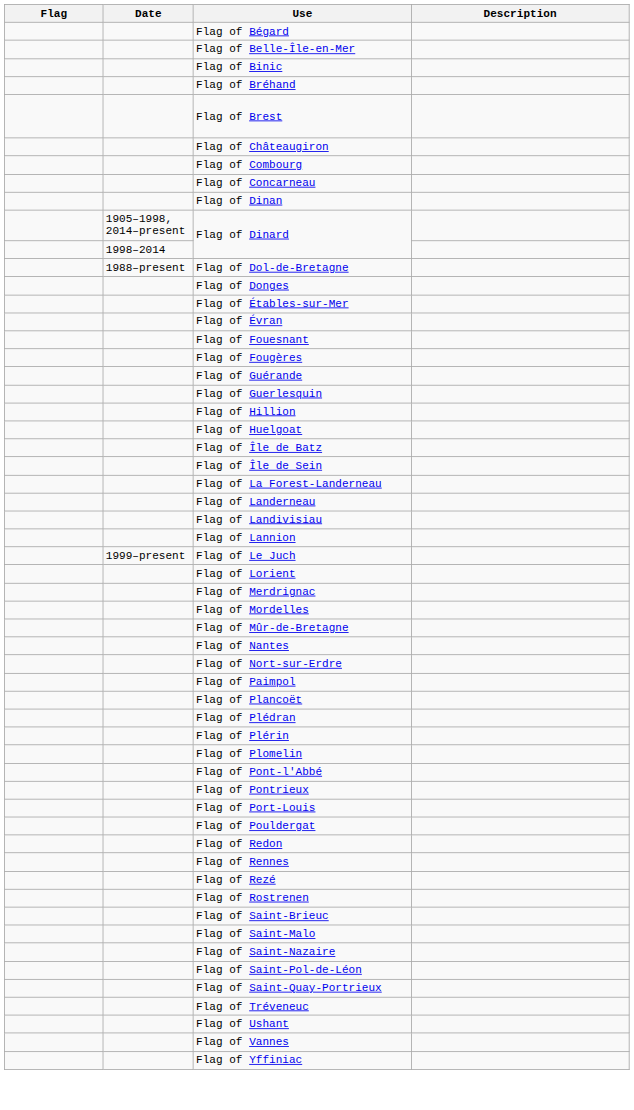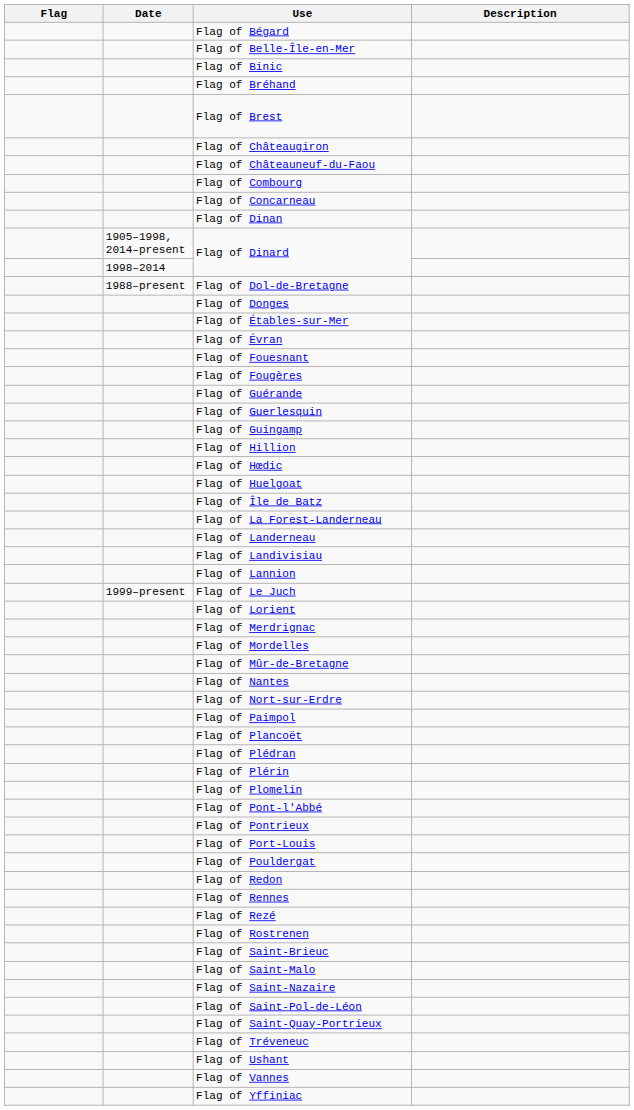+ row: (148, 165)
+ row: (148, 430)
+ row: (148, 466)
- row: (148, 466)
